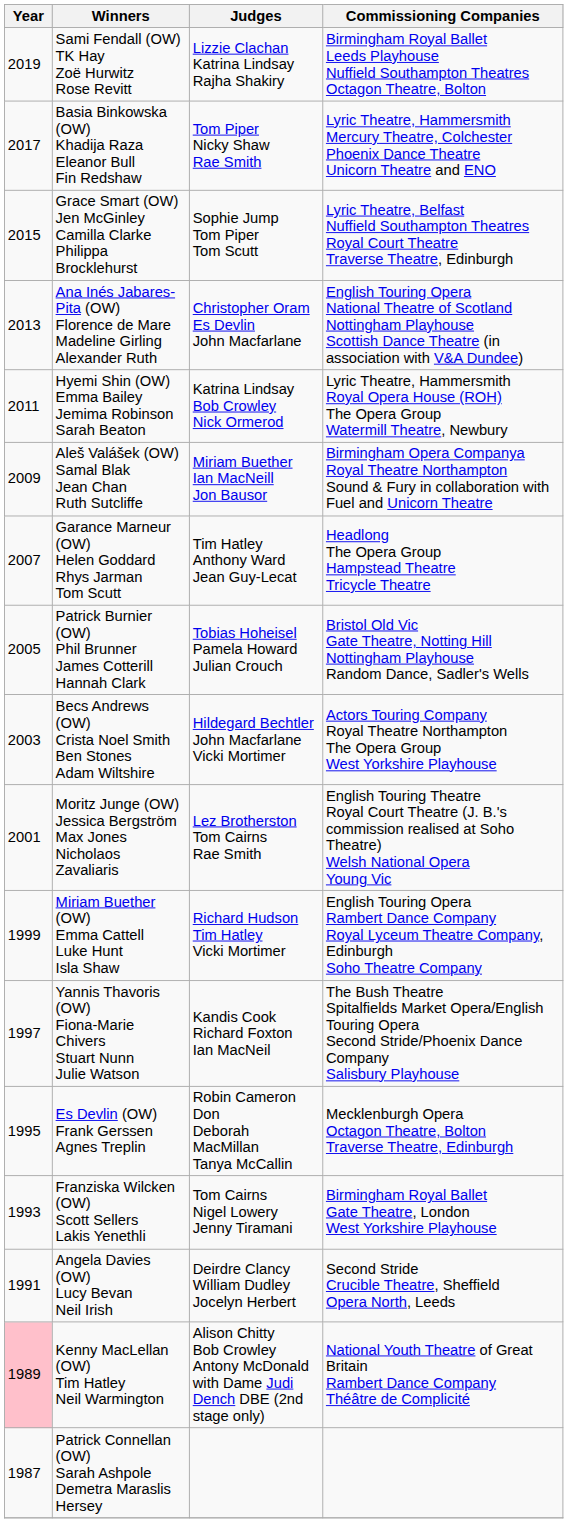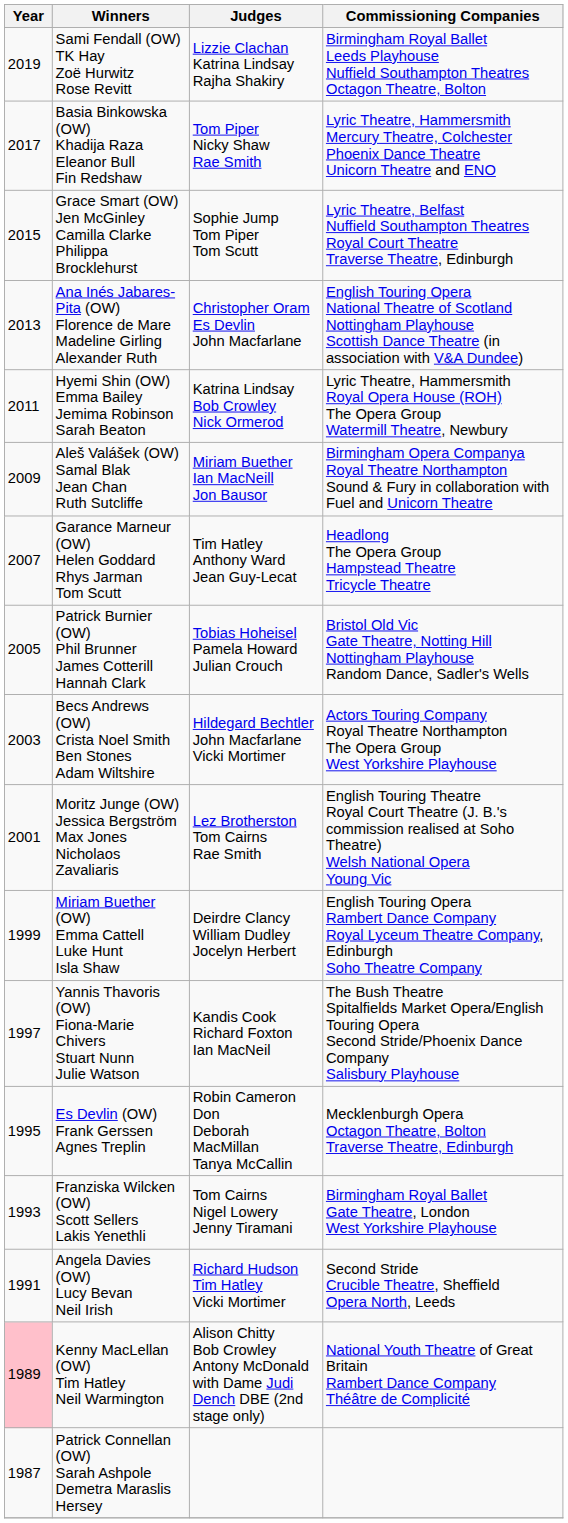(246, 935) Richard Hudson Tim Hatley Vicki Mortimer -> (244, 935) Deirdre Clancy William Dudley Jocelyn Herbert
(244, 1285) Deirdre Clancy William Dudley Jocelyn Herbert -> (246, 1285) Richard Hudson Tim Hatley Vicki Mortimer
